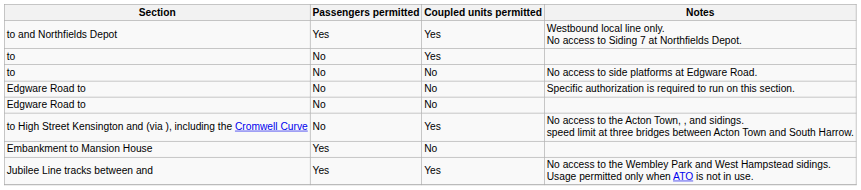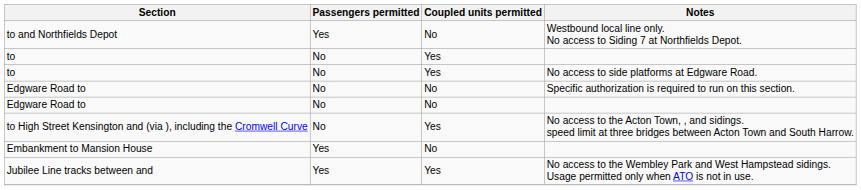(433, 34) Yes -> (431, 34) No
(431, 72) No -> (433, 72) Yes
